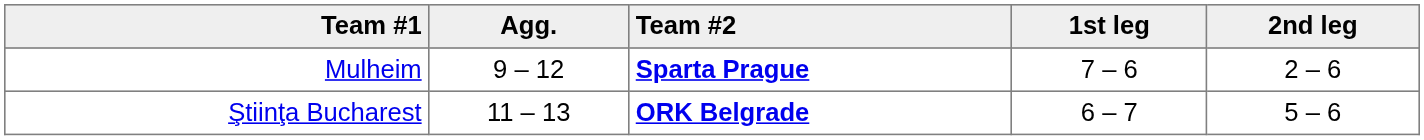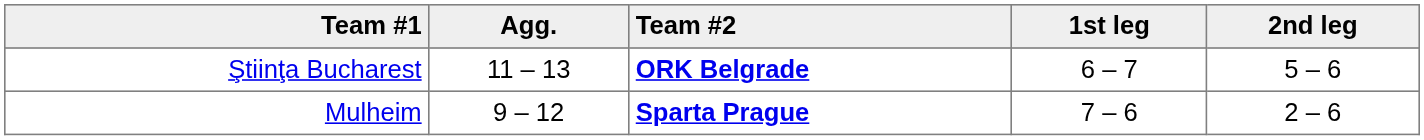rows swapped: (325, 112) <-> (373, 69)
